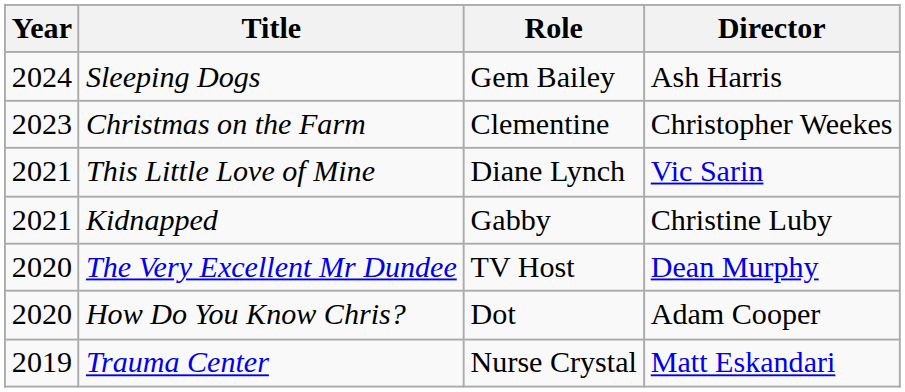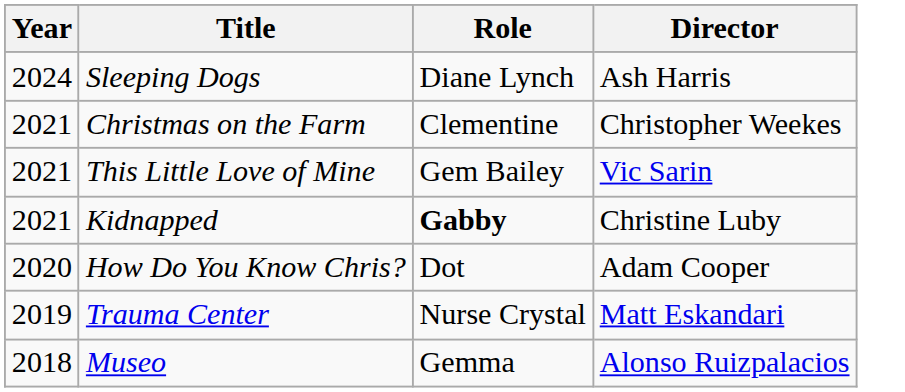(543, 76) Gem Bailey -> (497, 76) Diane Lynch
(42, 123) 2023 -> (42, 123) 2021
(548, 171) Diane Lynch -> (492, 171) Gem Bailey
(511, 219) normal -> (463, 219) bold
- row: (271, 266)
+ row: (126, 362)
